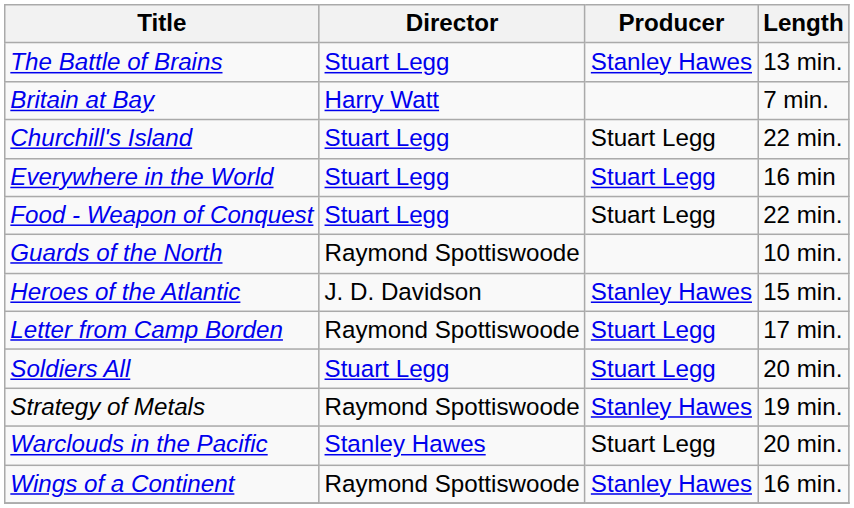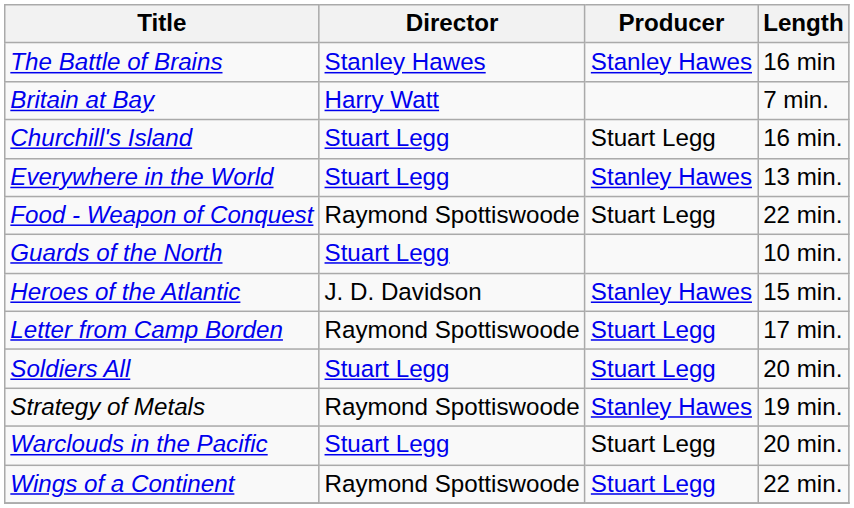(387, 61) Stuart Legg -> (405, 61) Stanley Hawes
(803, 61) 13 min. -> (799, 61) 16 min
(803, 138) 22 min. -> (803, 138) 16 min.
(653, 176) Stuart Legg -> (671, 176) Stanley Hawes
(799, 176) 16 min -> (803, 176) 13 min.
(387, 215) Stuart Legg -> (452, 215) Raymond Spottiswoode
(452, 253) Raymond Spottiswoode -> (387, 253) Stuart Legg
(405, 445) Stanley Hawes -> (387, 445) Stuart Legg
(671, 483) Stanley Hawes -> (653, 483) Stuart Legg
(803, 483) 16 min. -> (803, 483) 22 min.
